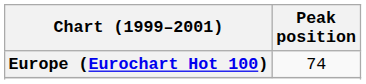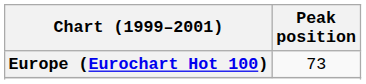(316, 65) 74 -> (316, 65) 73
